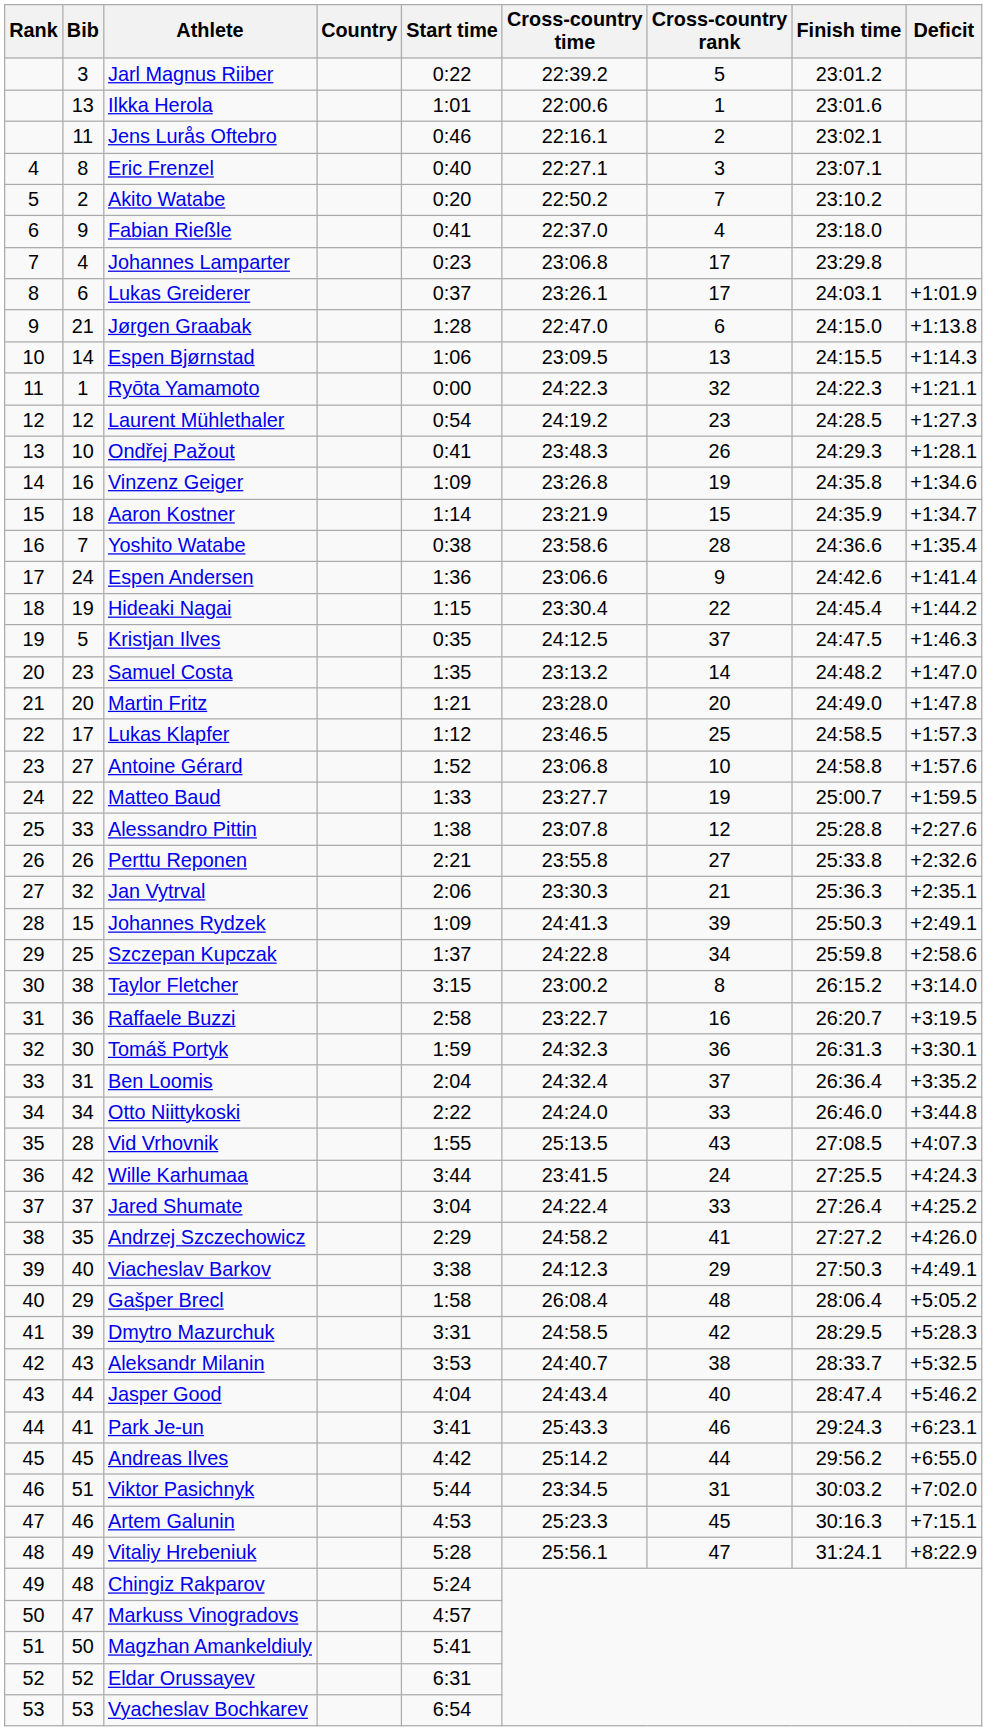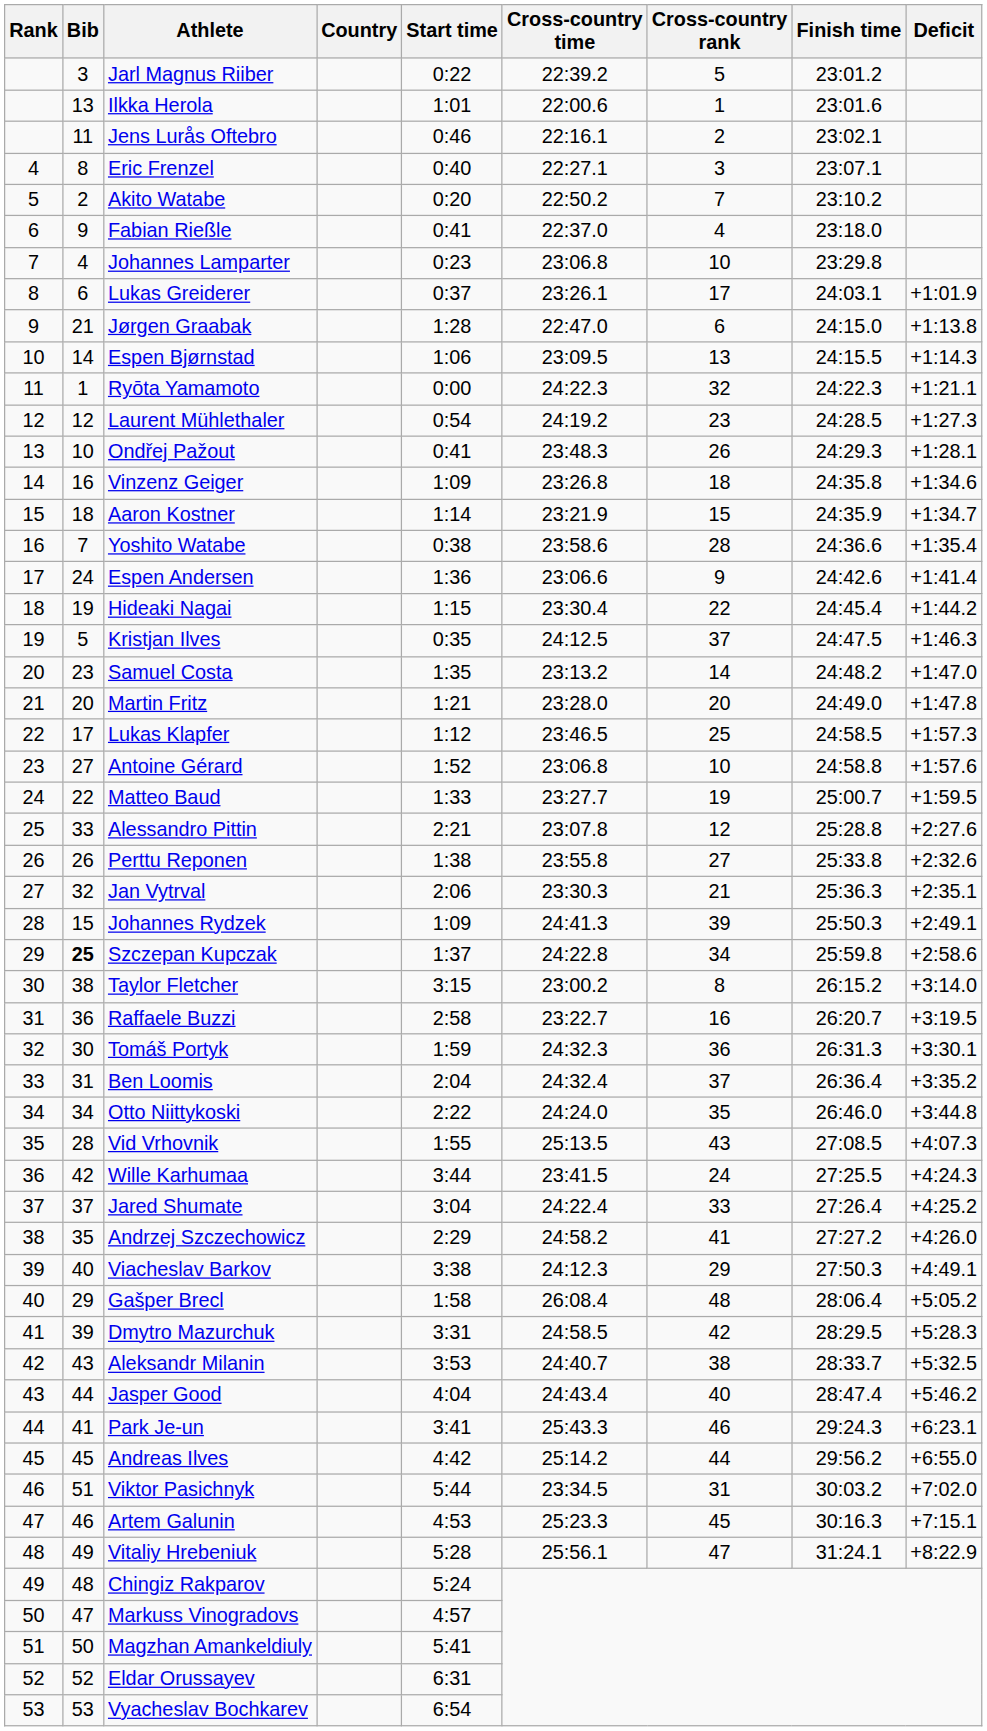(720, 262) 17 -> (720, 262) 10
(720, 483) 19 -> (720, 483) 18
(452, 829) 1:38 -> (452, 829) 2:21
(452, 860) 2:21 -> (452, 860) 1:38
(83, 955) normal -> (83, 955) bold
(720, 1112) 33 -> (720, 1112) 35
